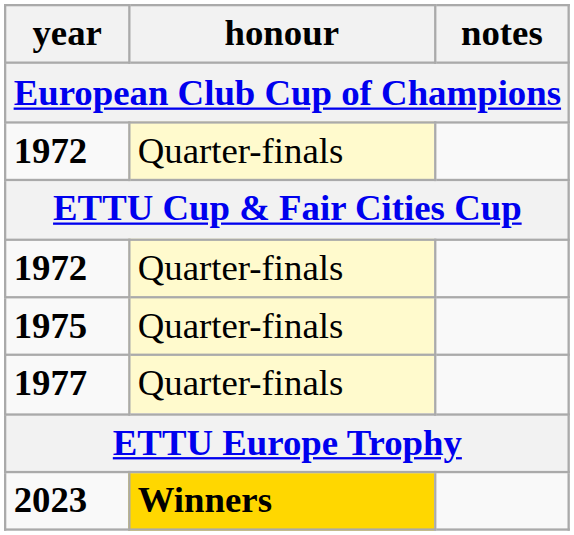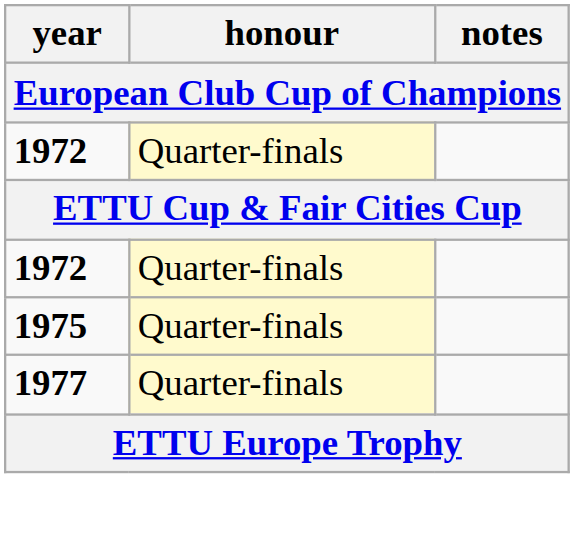- row: (50, 500)
